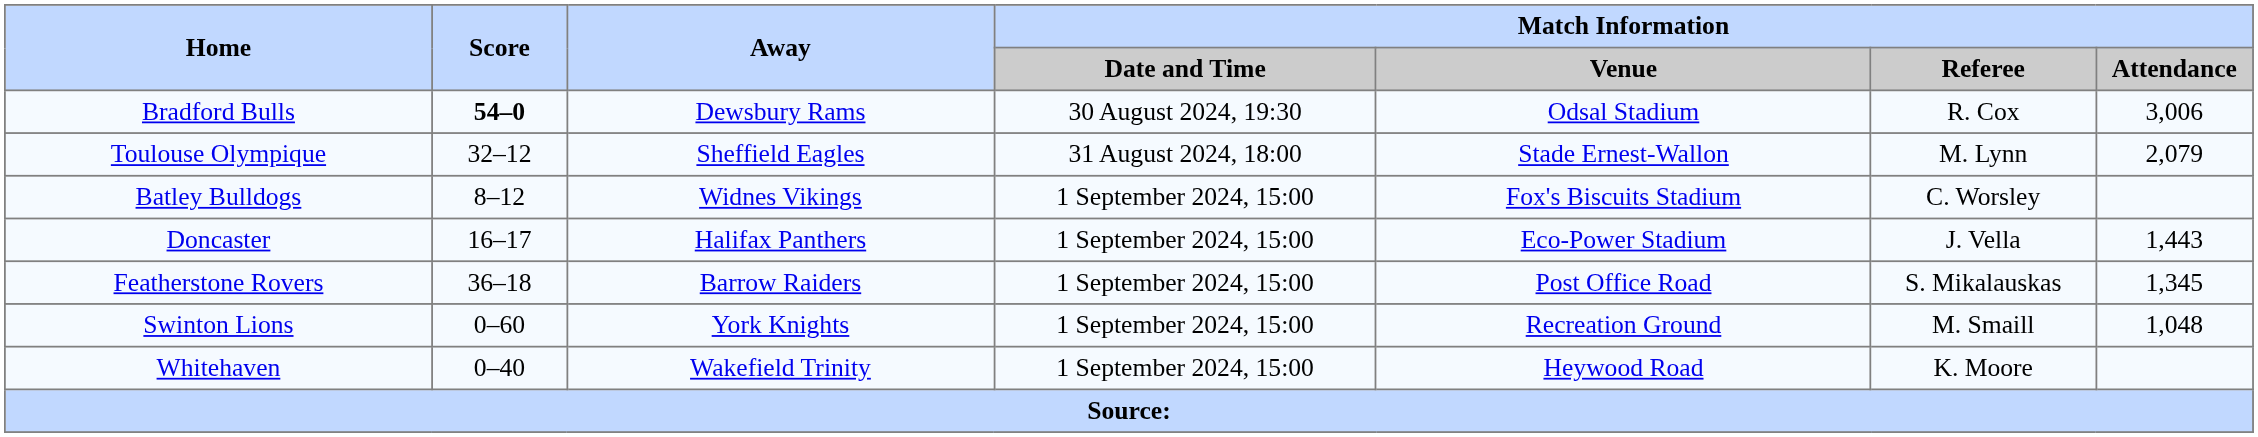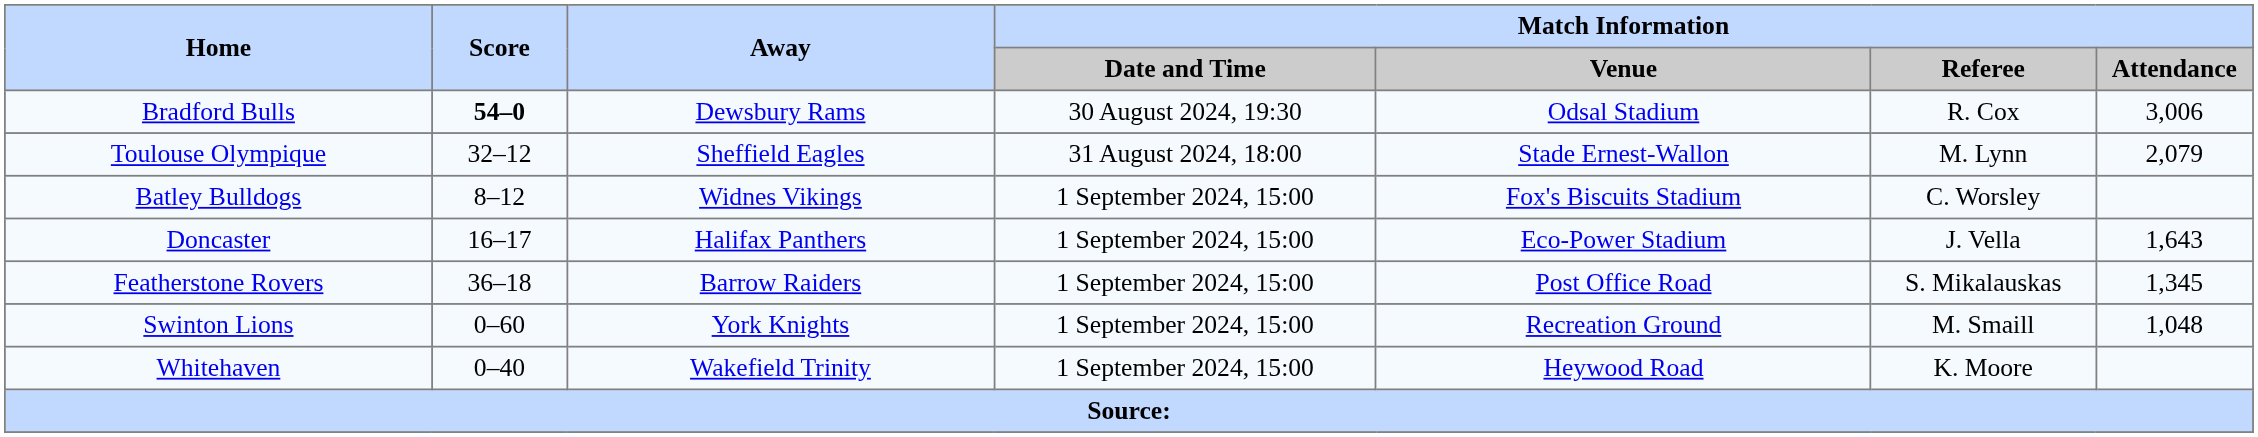(2174, 239) 1,443 -> (2174, 239) 1,643
